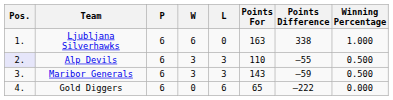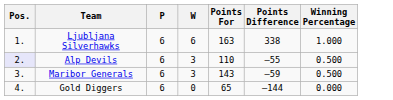- column: (224, 16)
(303, 88) –222 -> (272, 88) –144
